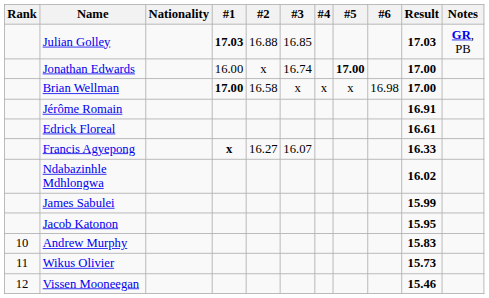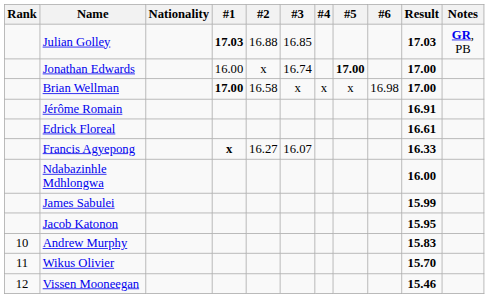(422, 176) 16.02 -> (422, 176) 16.00
(422, 263) 15.73 -> (422, 263) 15.70
